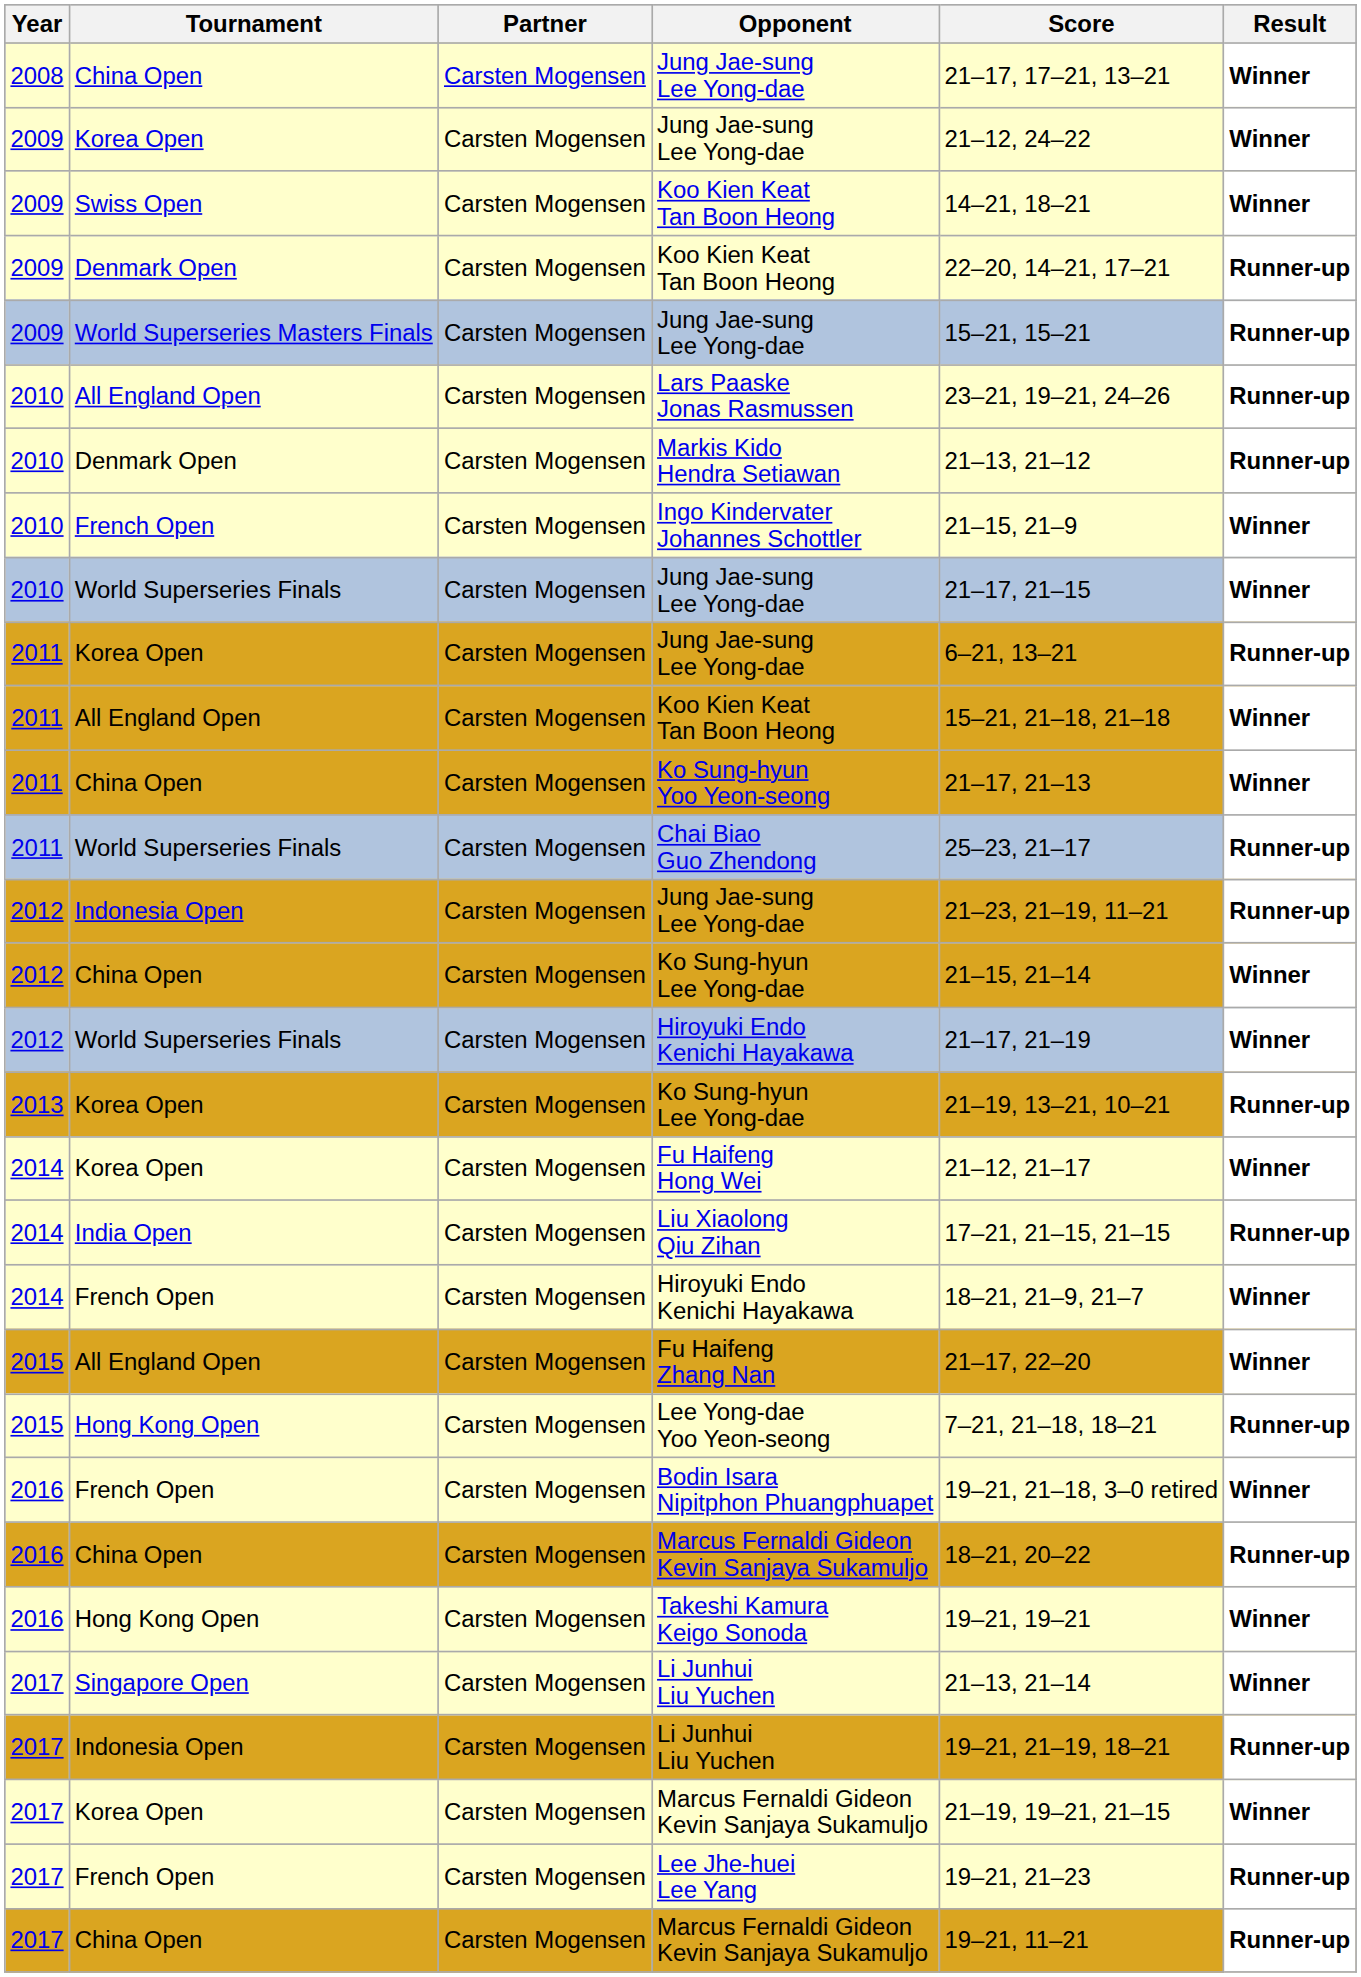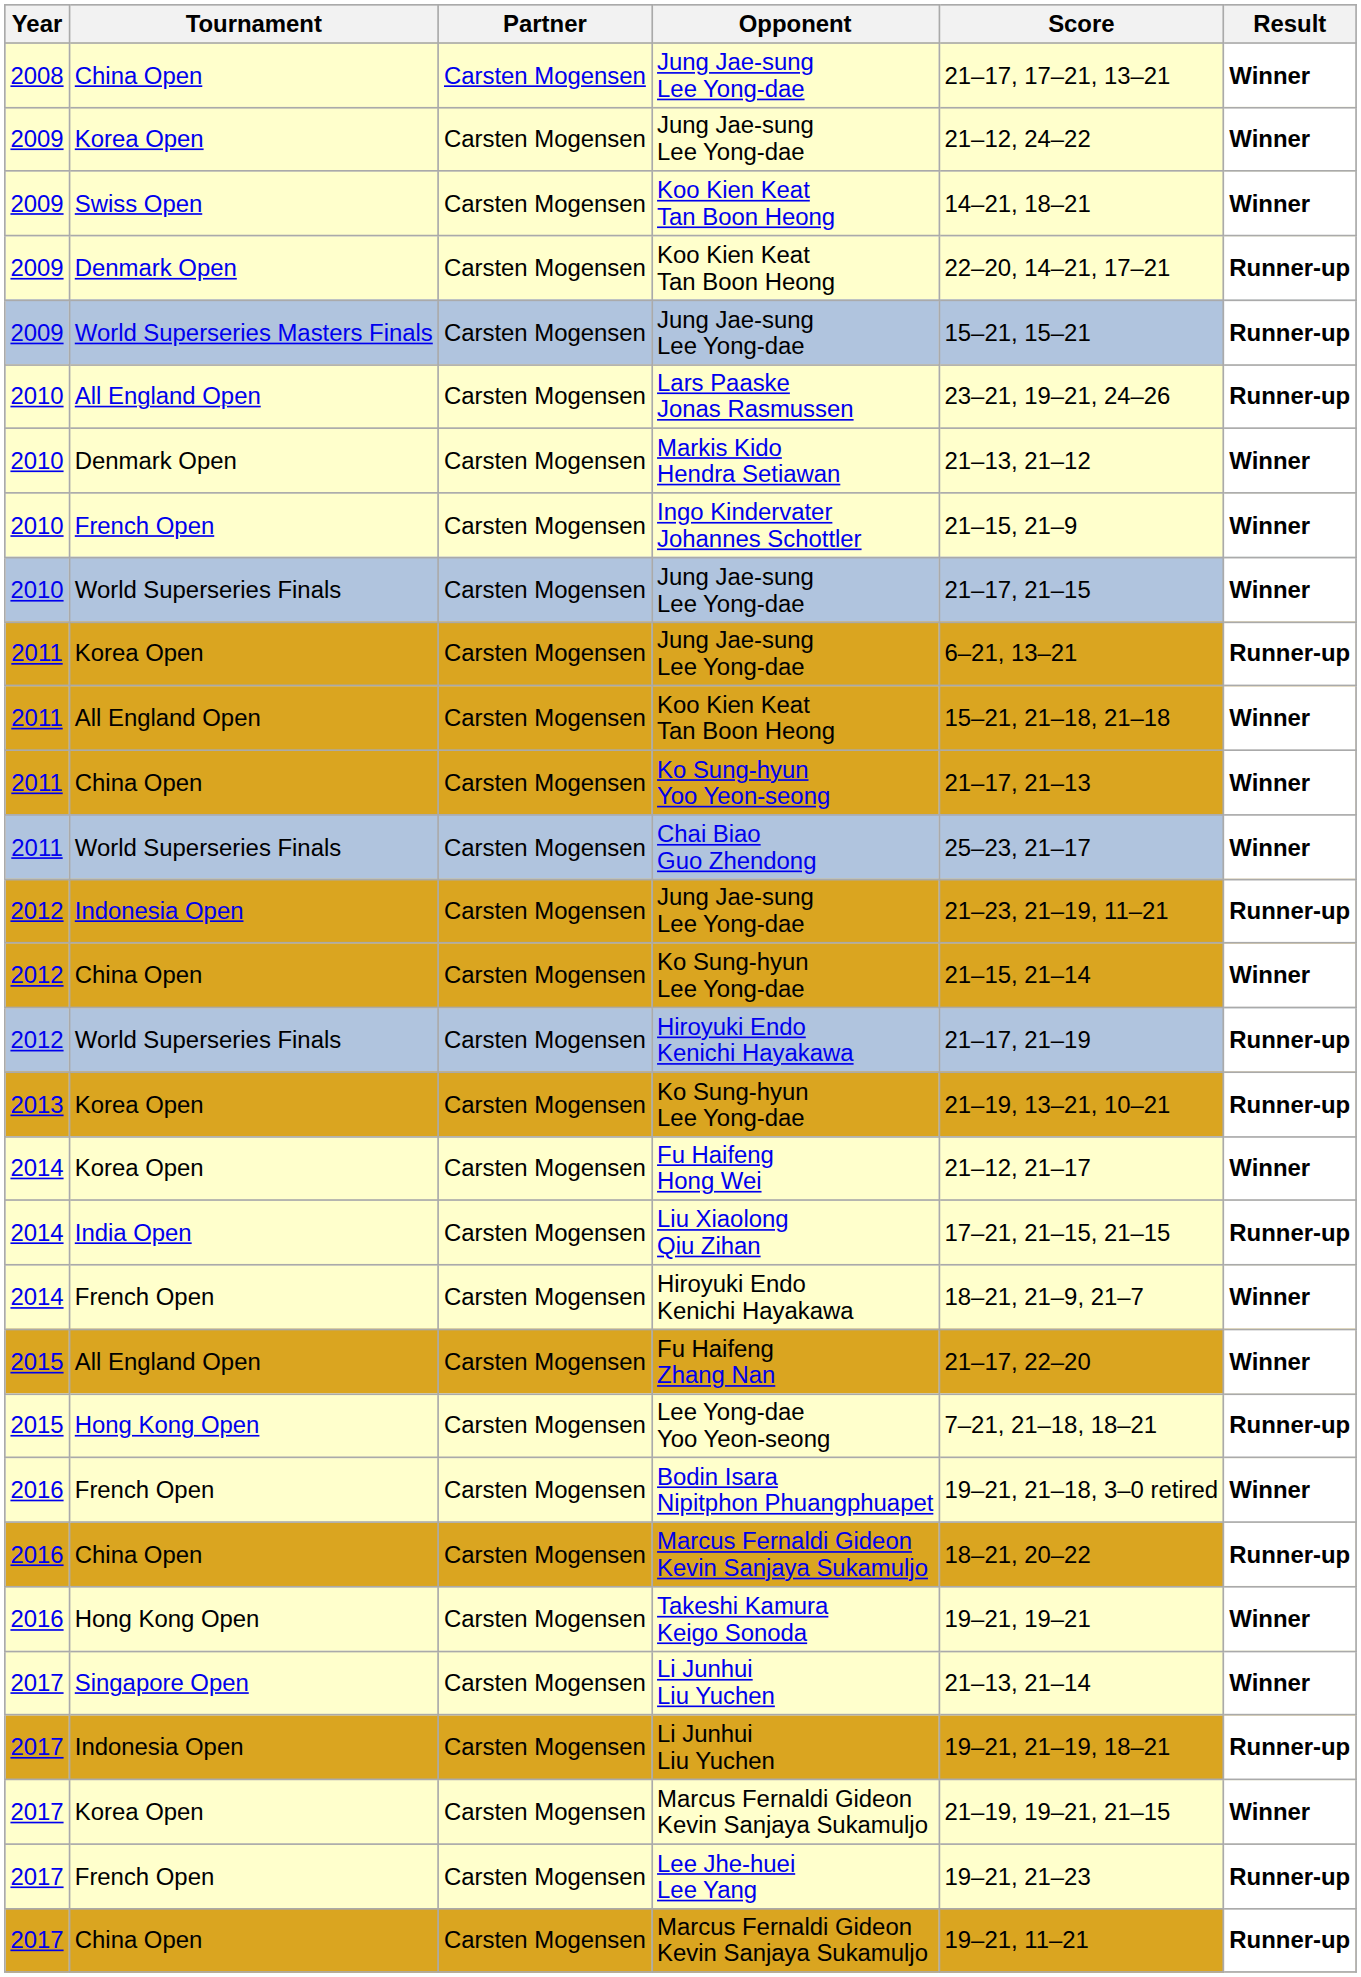(1290, 461) Runner-up -> (1270, 461) Winner
(1290, 847) Runner-up -> (1270, 847) Winner
(1270, 1040) Winner -> (1290, 1040) Runner-up
